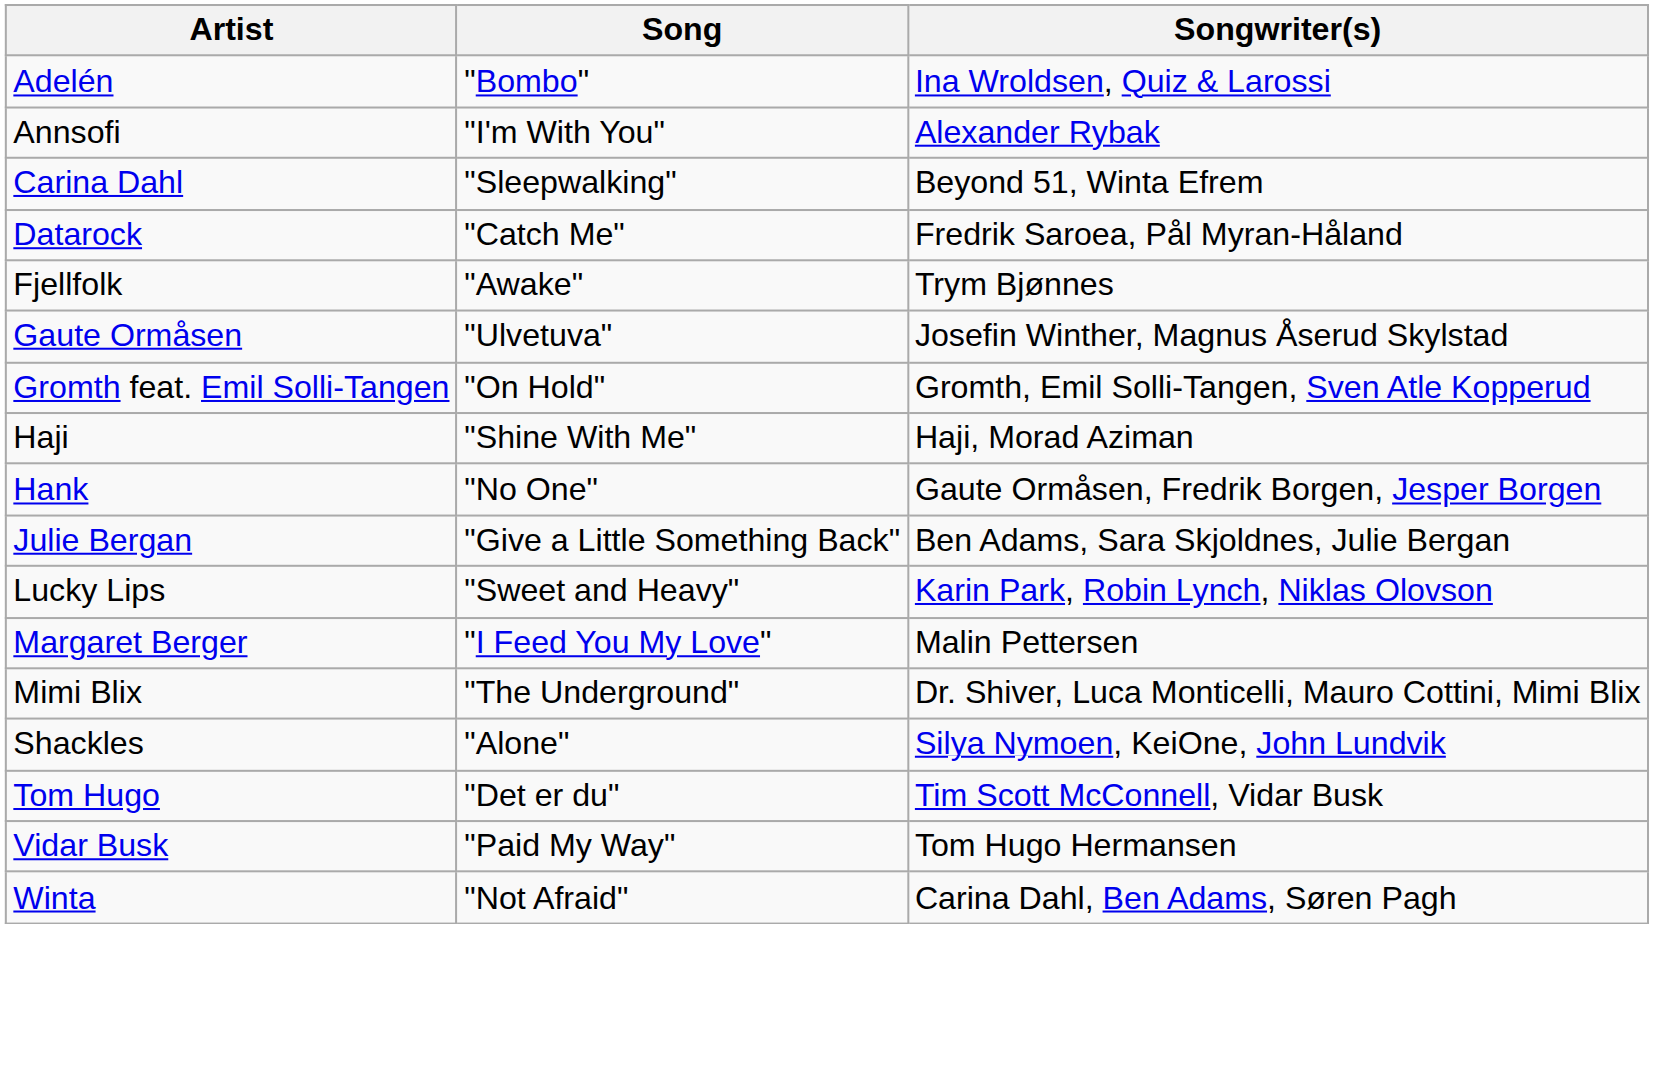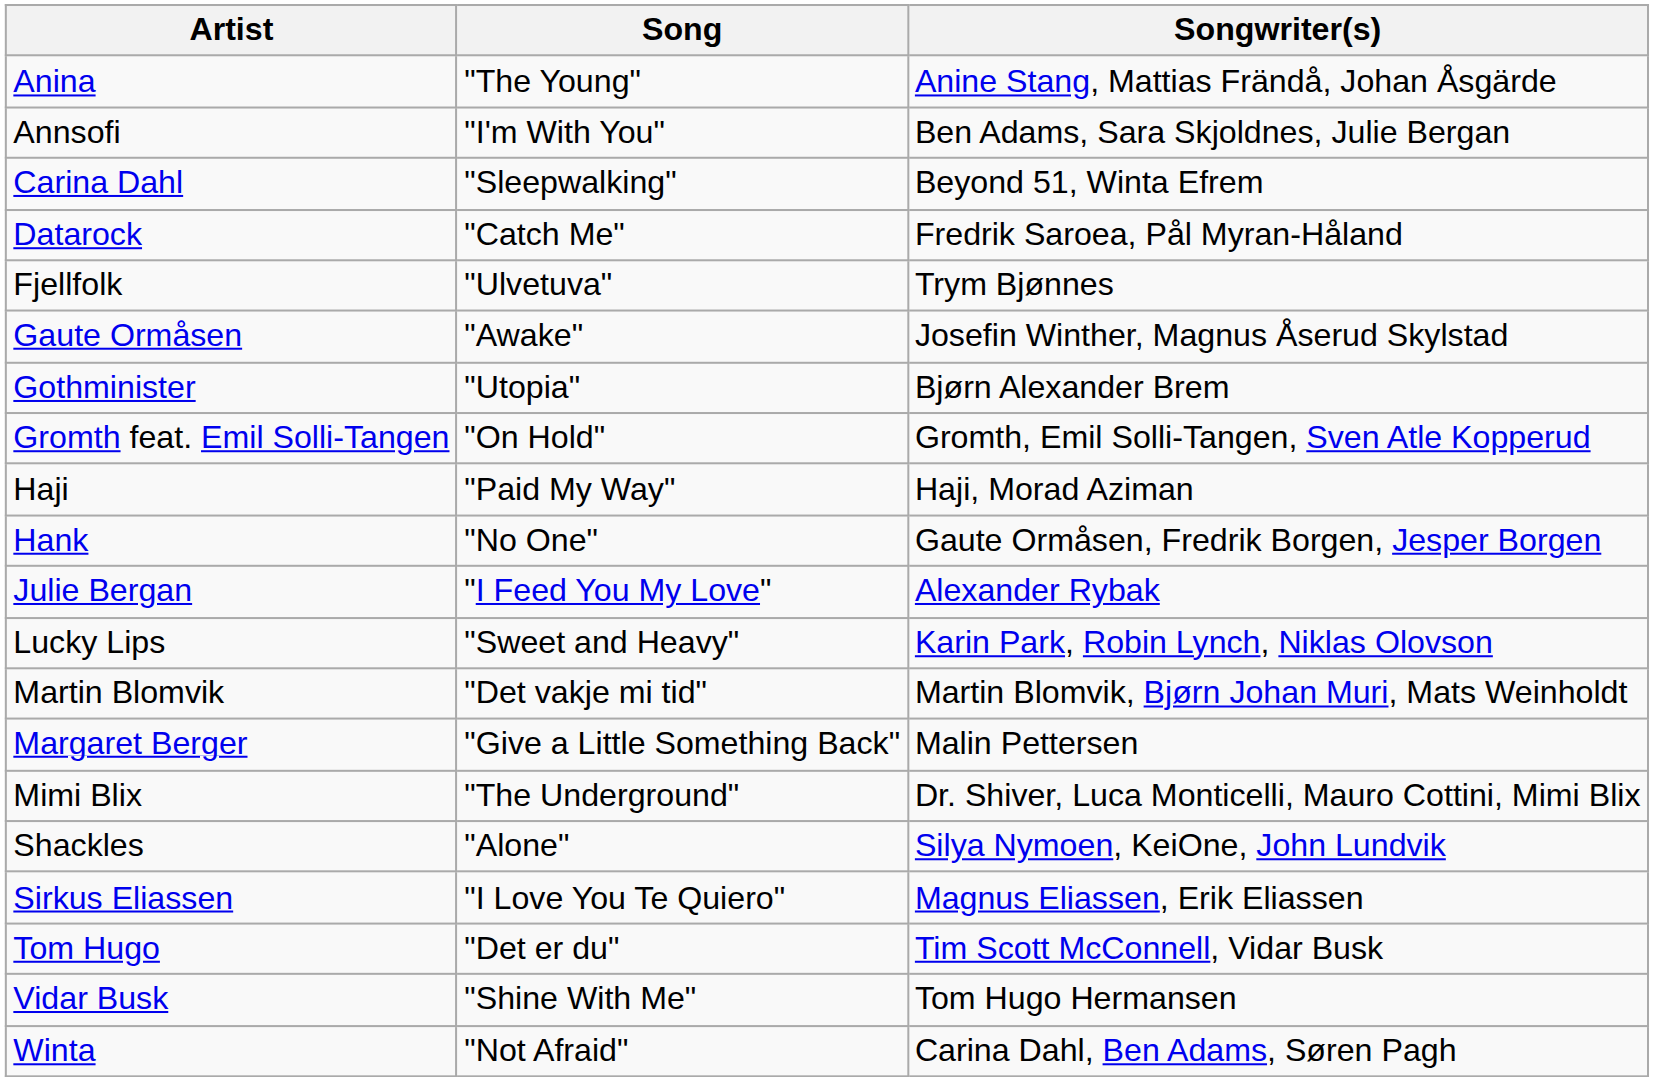- row: (63, 81)
+ row: (54, 81)
(1037, 132) Alexander Rybak -> (1213, 132) Ben Adams, Sara Skjoldnes, Julie Bergan
(524, 285) "Awake" -> (538, 285) "Ulvetuva"
(538, 336) "Ulvetuva" -> (524, 336) "Awake"
+ row: (104, 387)
(580, 438) "Shine With Me" -> (570, 489) "Paid My Way"
(682, 540) "Give a Little Something Back" -> (618, 591) "I Feed You My Love"
(1213, 540) Ben Adams, Sara Skjoldnes, Julie Bergan -> (1037, 591) Alexander Rybak
+ row: (119, 693)
(618, 642) "I Feed You My Love" -> (682, 744) "Give a Little Something Back"
+ row: (123, 897)
(570, 846) "Paid My Way" -> (580, 999) "Shine With Me"
